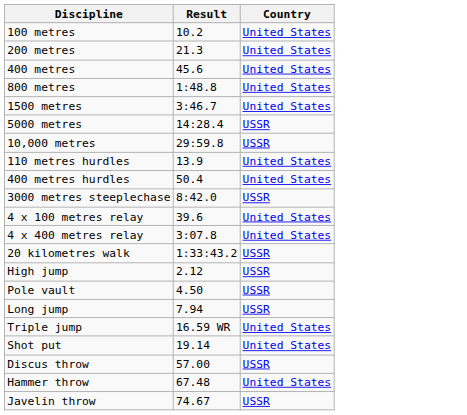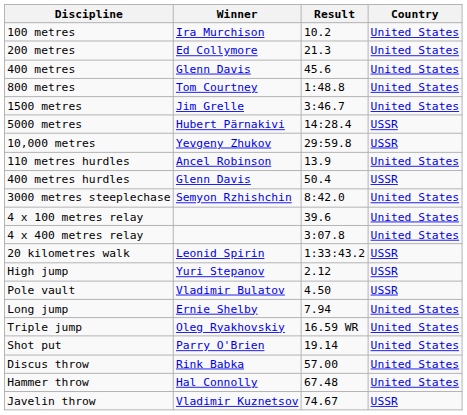+ column: (237, 14)
(287, 180) United States -> (384, 180) USSR
(256, 198) USSR -> (415, 198) United States
(256, 309) USSR -> (415, 309) United States
(256, 364) USSR -> (415, 364) United States
